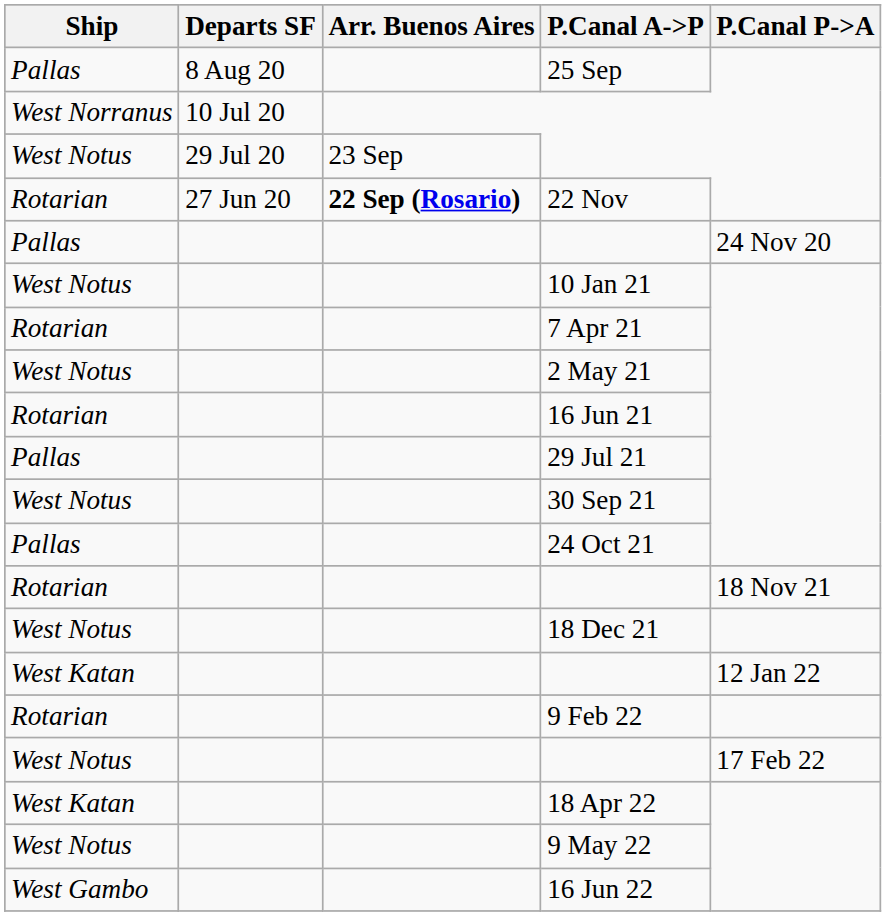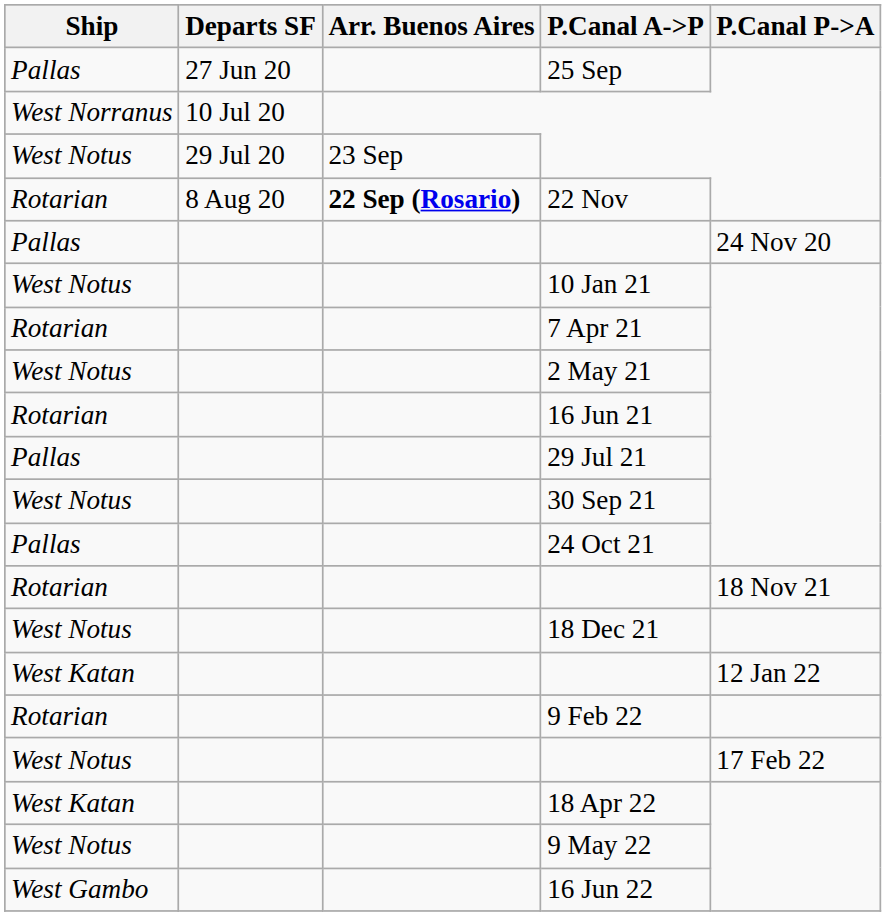(235, 69) 8 Aug 20 -> (238, 69) 27 Jun 20
(238, 198) 27 Jun 20 -> (235, 198) 8 Aug 20
